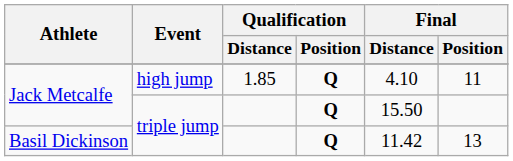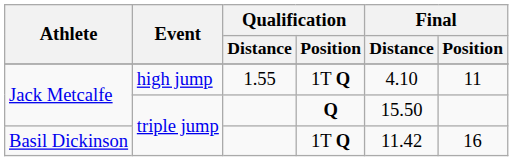(260, 79) 1.85 -> (260, 79) 1.55
(331, 79) Q -> (331, 79) 1T Q
(331, 141) Q -> (331, 141) 1T Q
(473, 141) 13 -> (473, 141) 16
